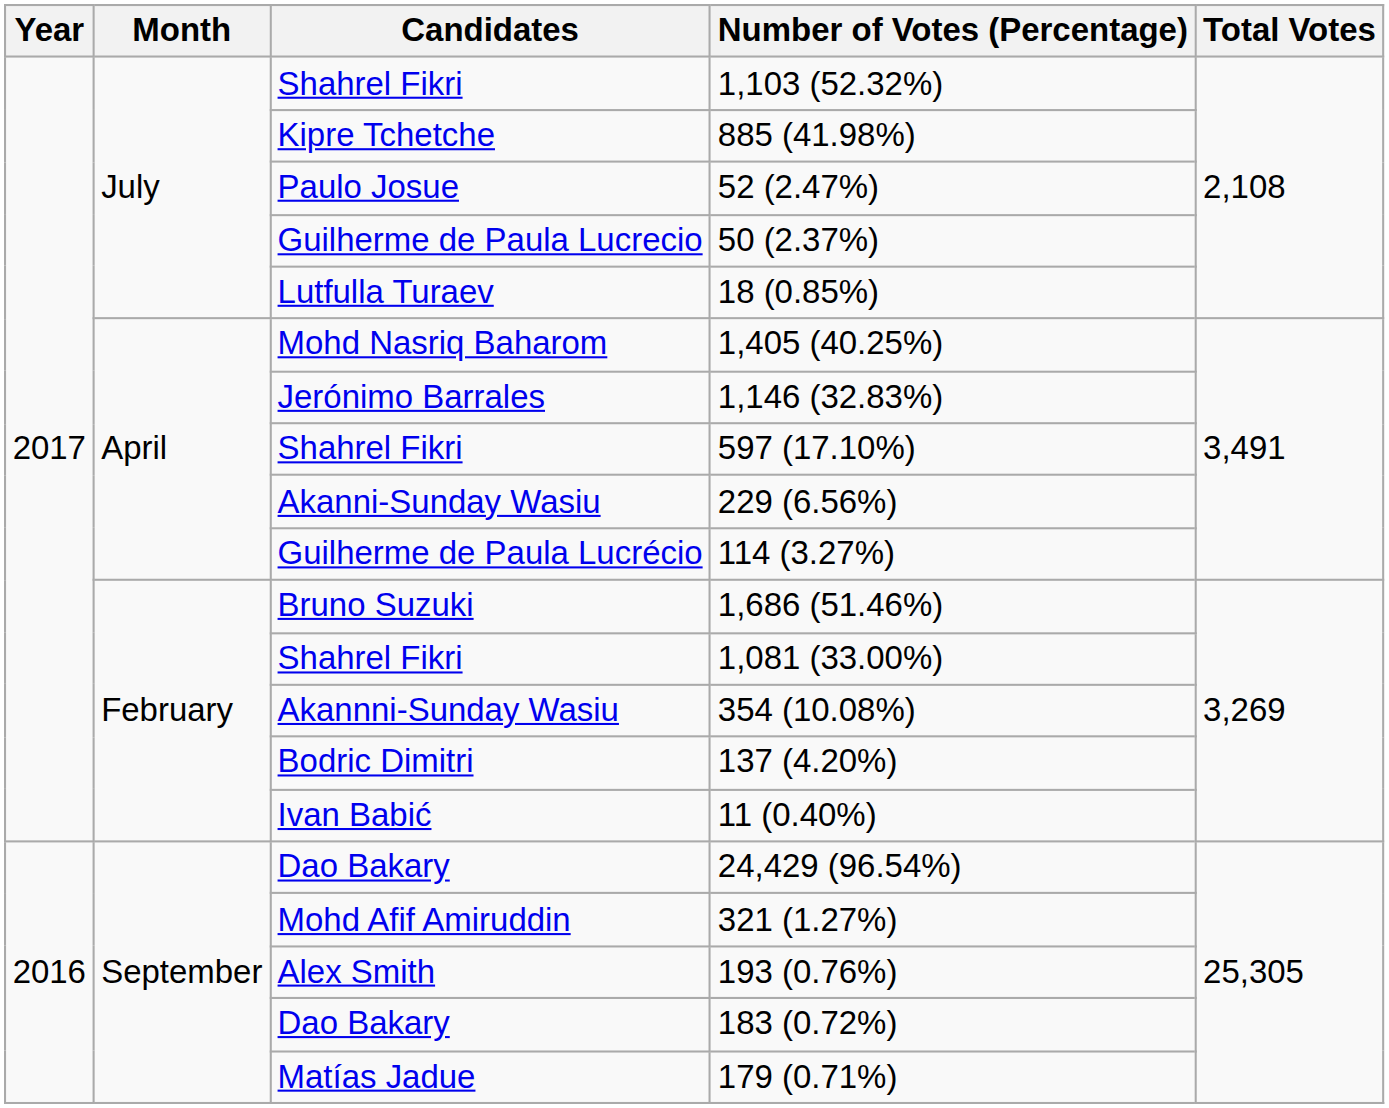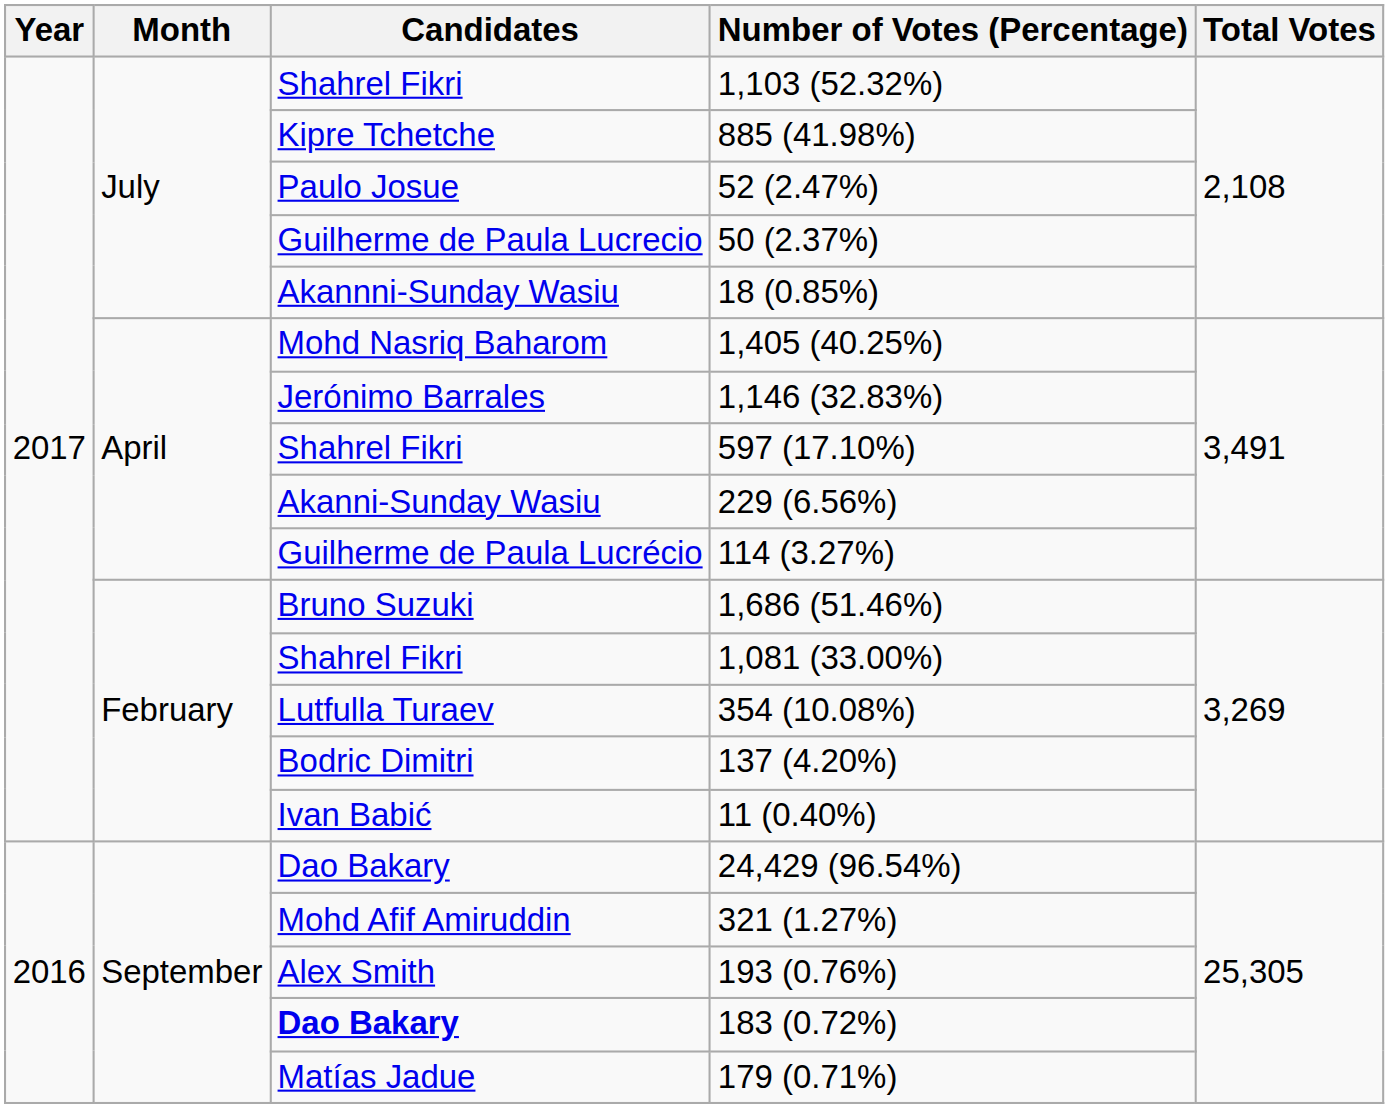(386, 291) Lutfulla Turaev -> (448, 291) Akannni-Sunday Wasiu
(448, 710) Akannni-Sunday Wasiu -> (386, 710) Lutfulla Turaev
(364, 1023) normal -> (368, 1023) bold
